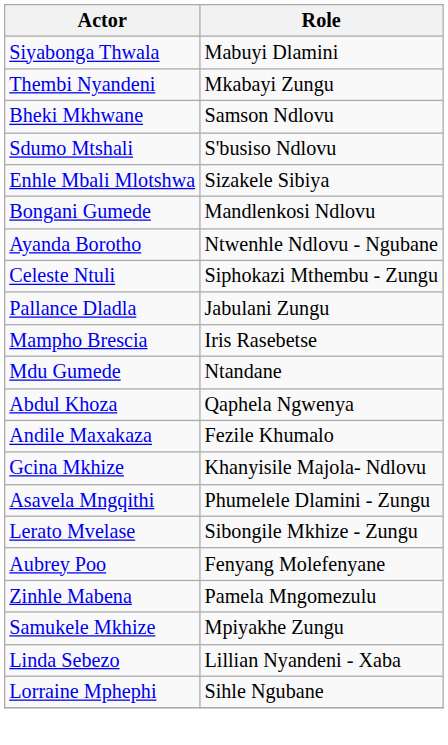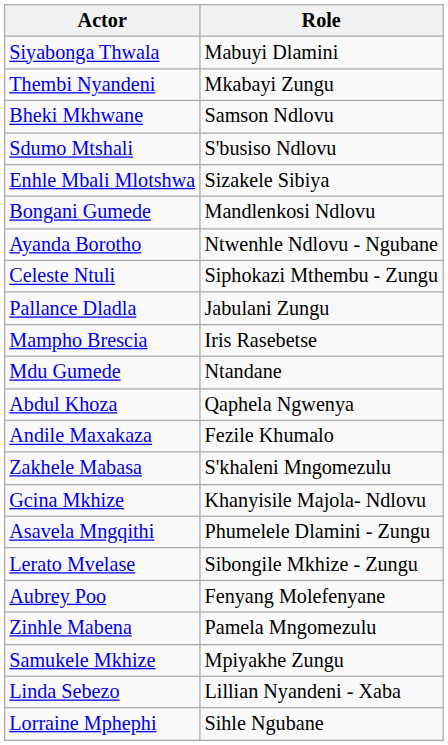+ row: (76, 468)
